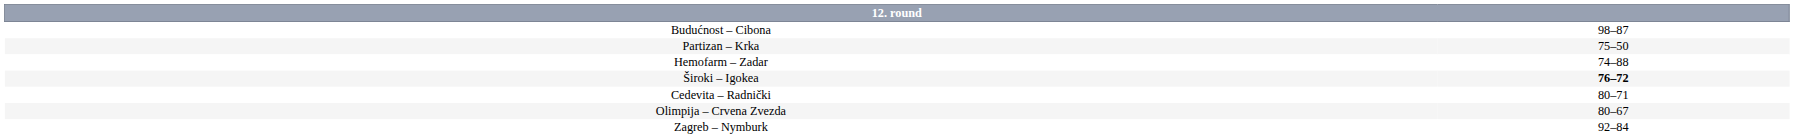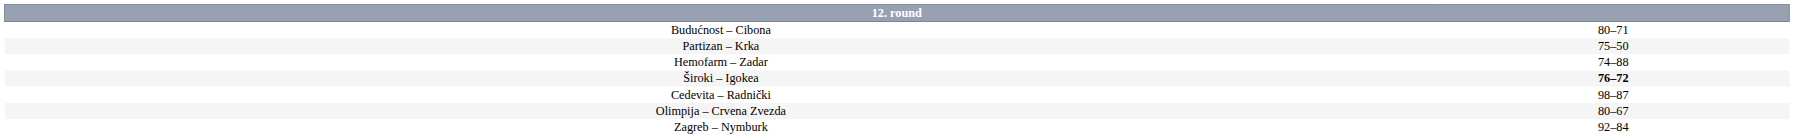(1613, 30) 98–87 -> (1613, 30) 80–71
(1613, 94) 80–71 -> (1613, 94) 98–87
